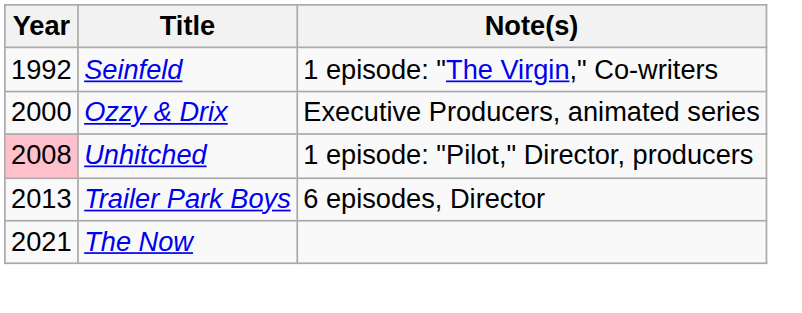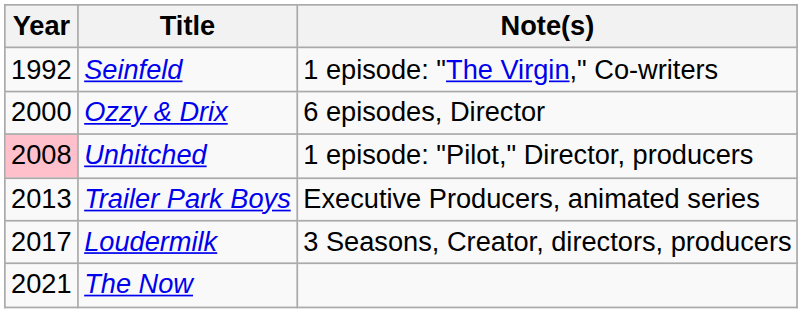(532, 112) Executive Producers, animated series -> (424, 112) 6 episodes, Director
(424, 198) 6 episodes, Director -> (532, 198) Executive Producers, animated series
+ row: (151, 241)
